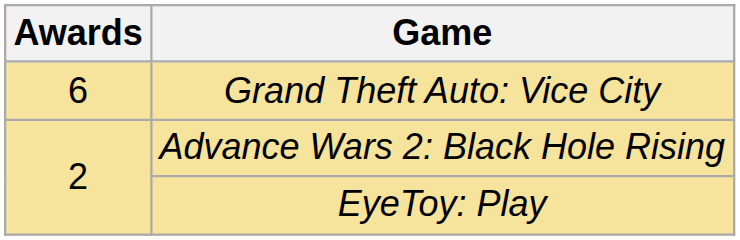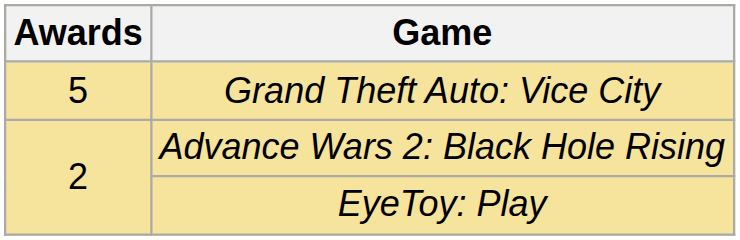(78, 90) 6 -> (78, 90) 5
